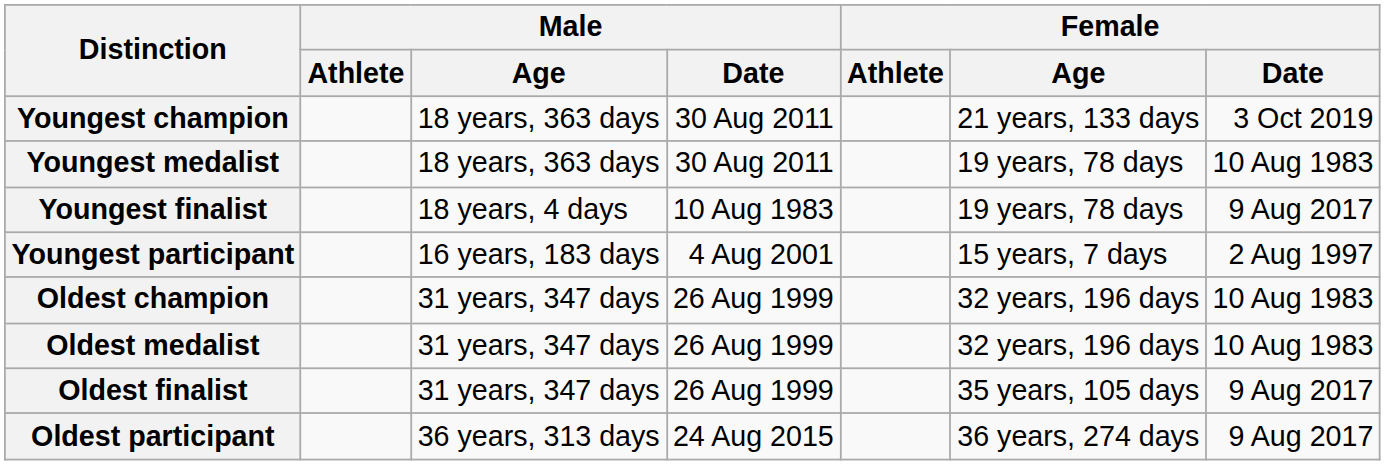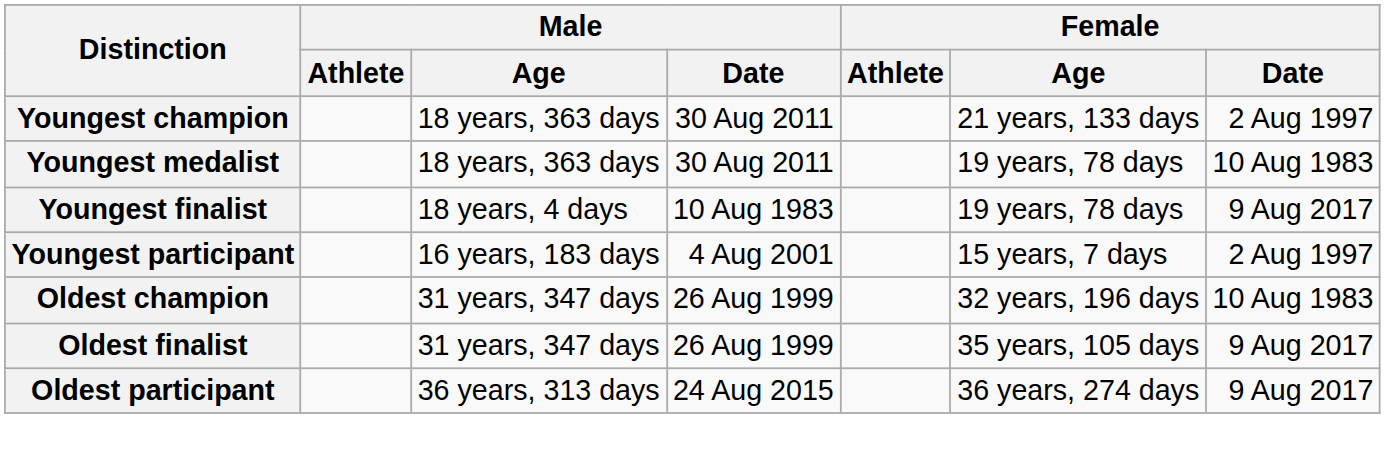(1303, 118) 3 Oct 2019 -> (1301, 118) 2 Aug 1997
- row: (153, 345)
